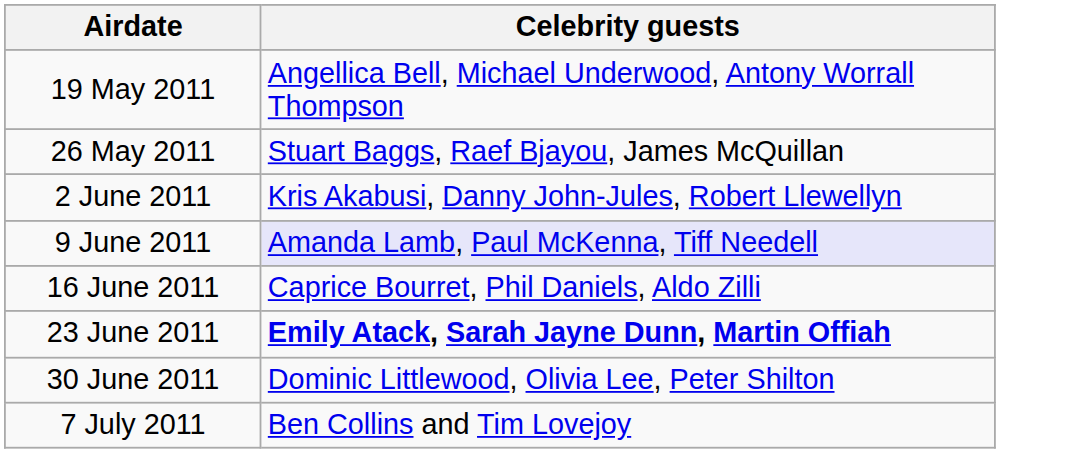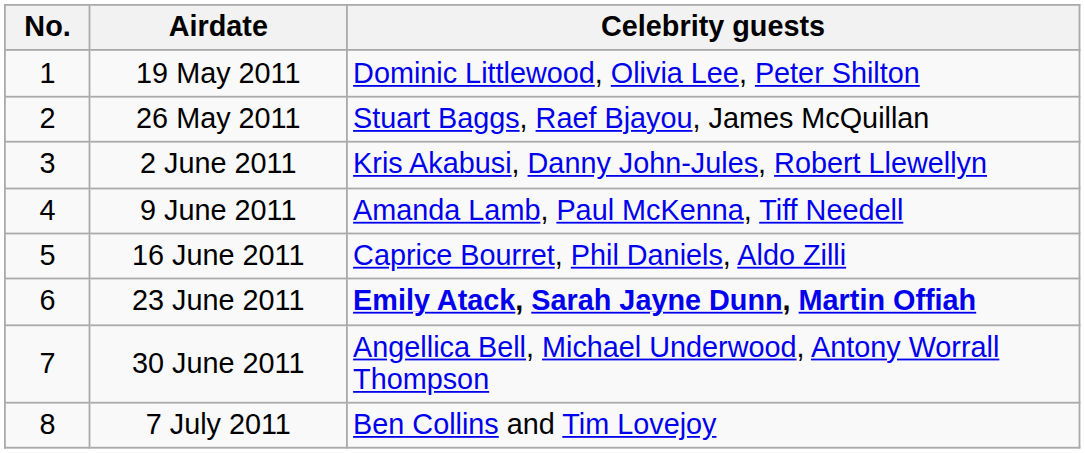+ column: (48, 27)
(591, 89) Angellica Bell, Michael Underwood, Antony Worrall Thompson -> (636, 73) Dominic Littlewood, Olivia Lee, Peter Shilton
(543, 242) lavender background -> (628, 210) no background
(551, 379) Dominic Littlewood, Olivia Lee, Peter Shilton -> (676, 363) Angellica Bell, Michael Underwood, Antony Worrall Thompson
